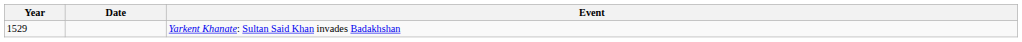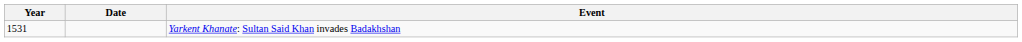(17, 28) 1529 -> (17, 28) 1531
